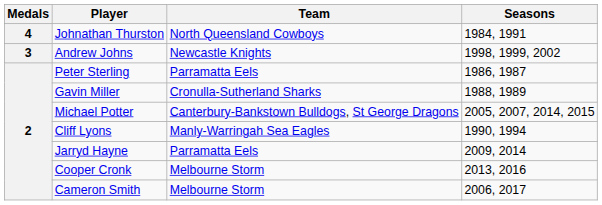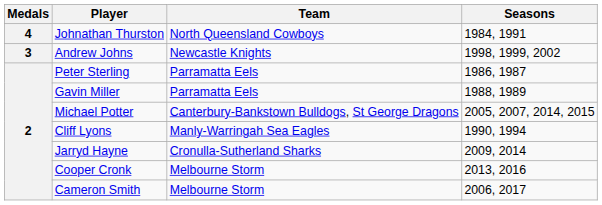(245, 92) Cronulla-Sutherland Sharks -> (214, 92) Parramatta Eels
(214, 151) Parramatta Eels -> (245, 151) Cronulla-Sutherland Sharks
